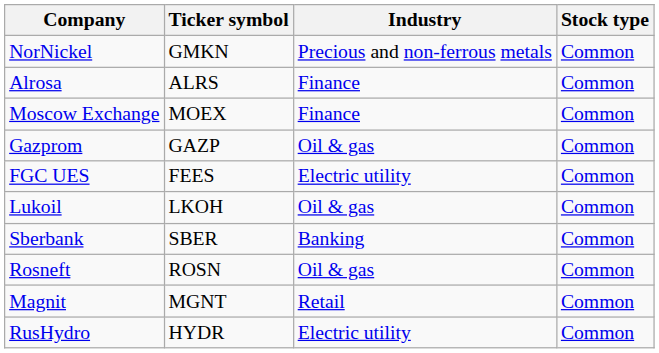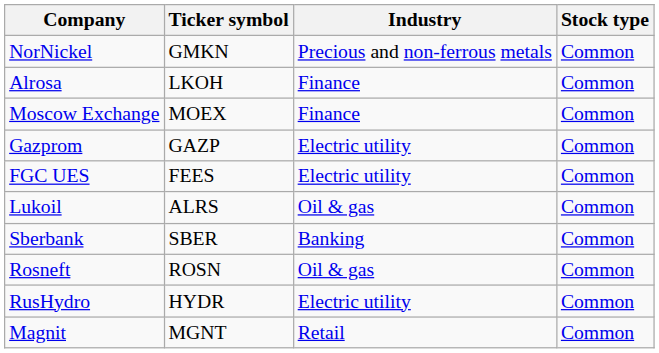(194, 82) ALRS -> (196, 82) LKOH
(336, 144) Oil & gas -> (354, 144) Electric utility
(196, 207) LKOH -> (194, 207) ALRS
rows swapped: (38, 301) <-> (50, 332)
